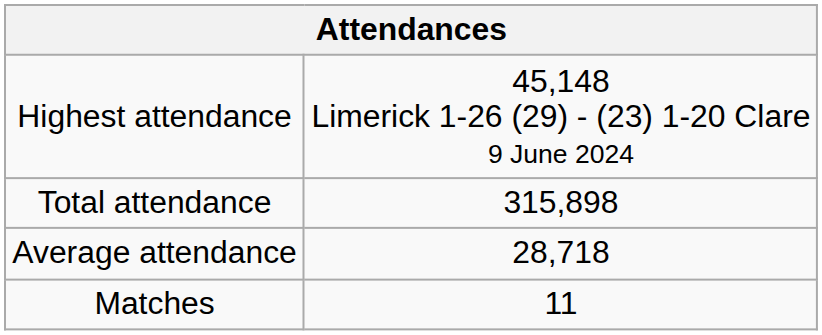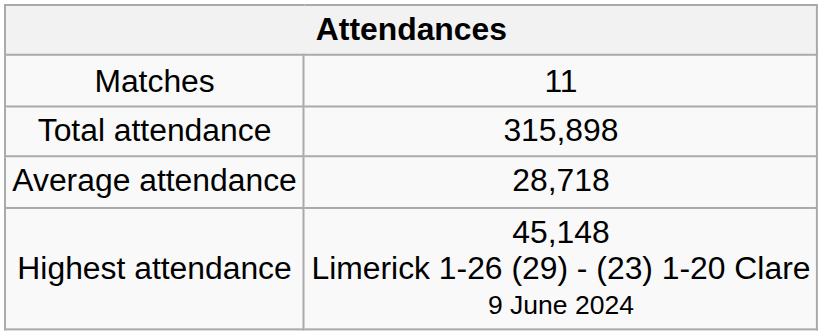rows swapped: (155, 303) <-> (155, 116)
